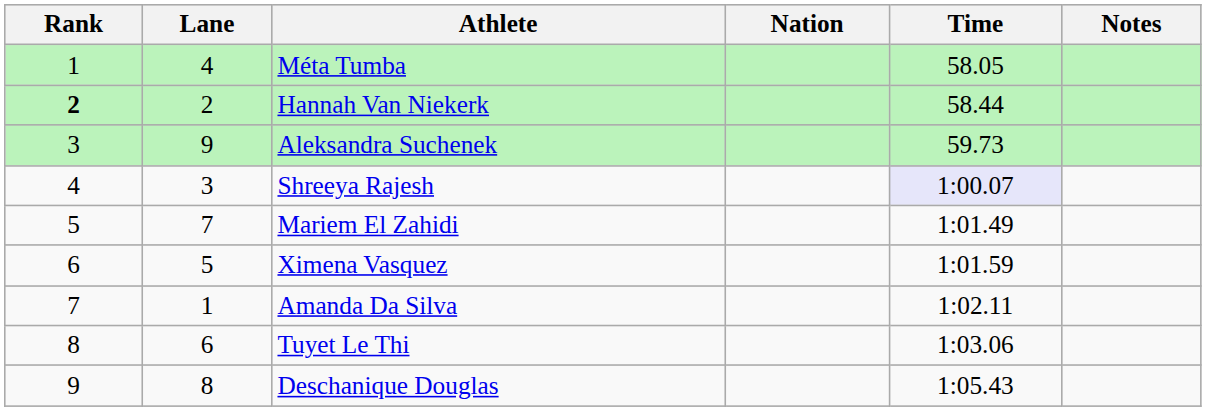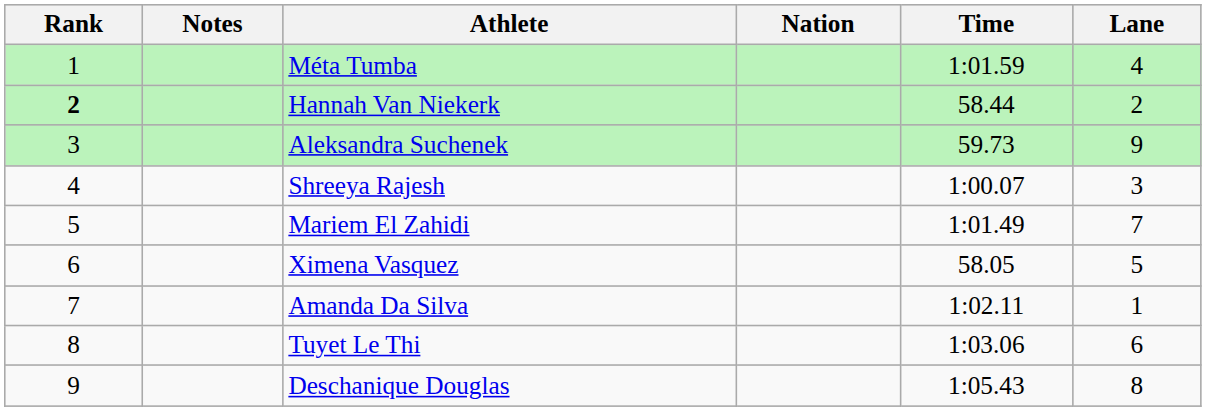columns swapped: (207, 24) <-> (1131, 24)
(975, 64) 58.05 -> (986, 64) 1:01.59
(975, 184) lavender background -> (986, 184) no background
(975, 265) 1:01.59 -> (986, 265) 58.05
